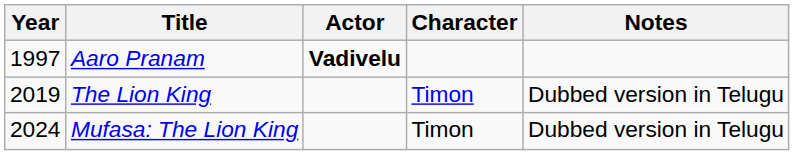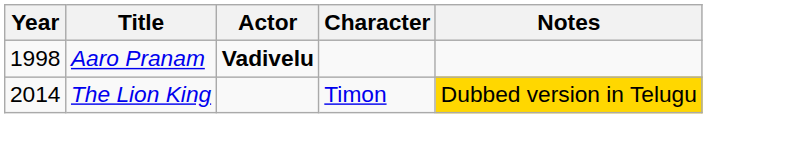(35, 58) 1997 -> (35, 58) 1998
(35, 94) 2019 -> (35, 94) 2014
(656, 94) no background -> (569, 94) gold background
- row: (185, 130)
